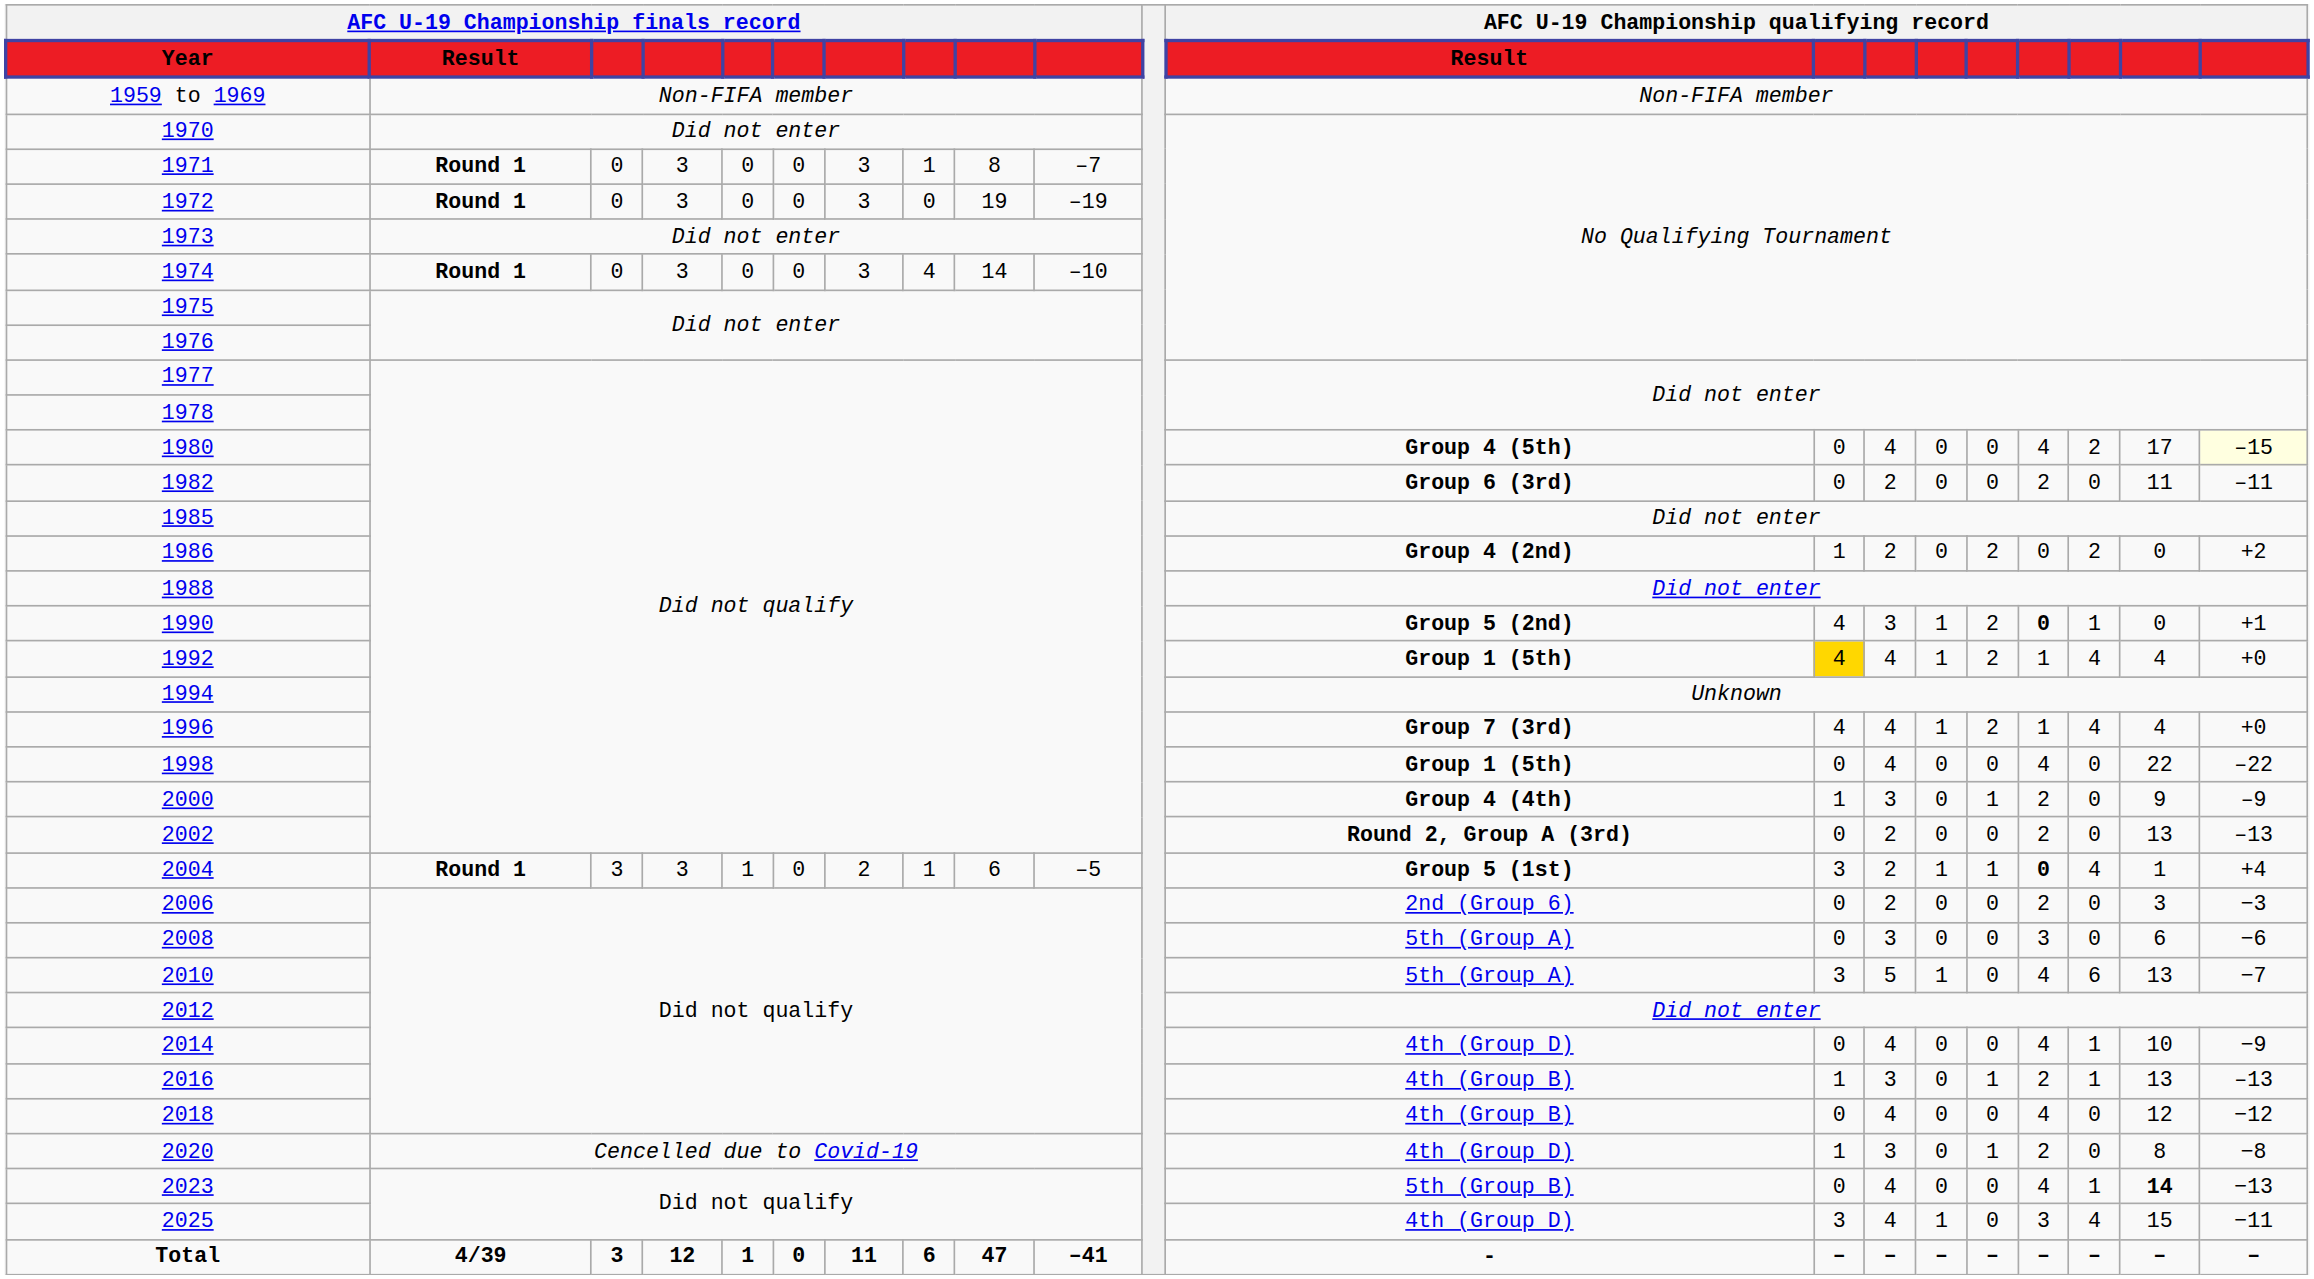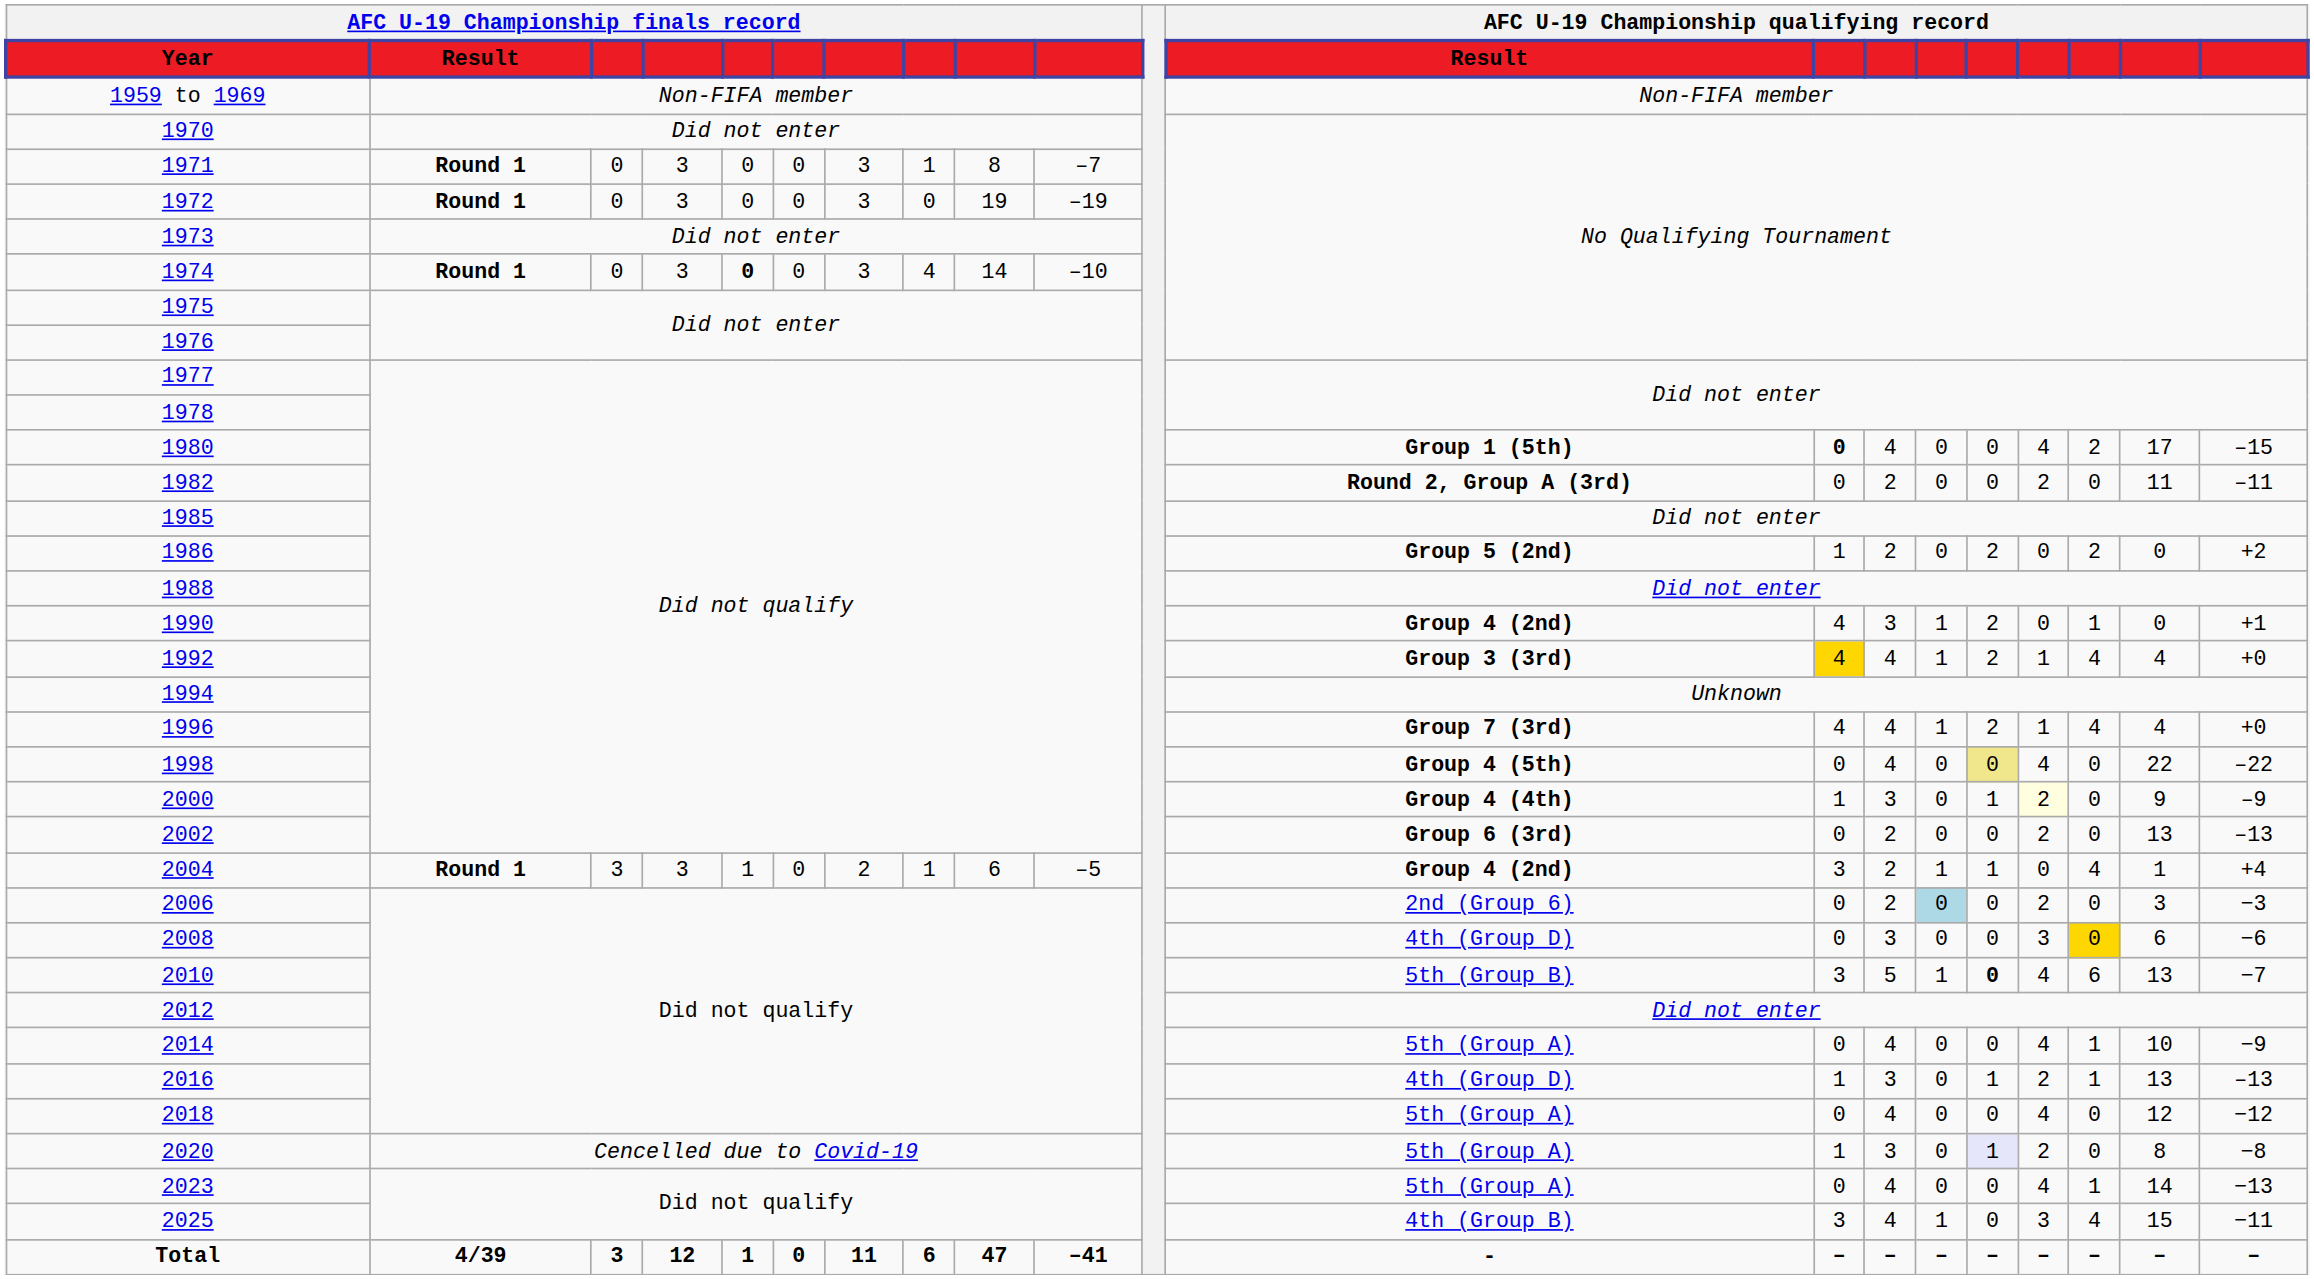(748, 272) normal -> (748, 272) bold
(1489, 448) Group 4 (5th) -> (1489, 448) Group 1 (5th)
(1839, 448) normal -> (1839, 448) bold
(2254, 448) lightyellow background -> (2254, 448) no background
(1489, 483) Group 6 (3rd) -> (1489, 483) Round 2, Group A (3rd)
(1489, 553) Group 4 (2nd) -> (1489, 553) Group 5 (2nd)
(1489, 624) Group 5 (2nd) -> (1489, 624) Group 4 (2nd)
(2043, 624) bold -> (2043, 624) normal
(1489, 659) Group 1 (5th) -> (1489, 659) Group 3 (3rd)
(1489, 764) Group 1 (5th) -> (1489, 764) Group 4 (5th)
(1992, 764) no background -> (1992, 764) khaki background
(2043, 800) no background -> (2043, 800) lightyellow background
(1489, 835) Round 2, Group A (3rd) -> (1489, 835) Group 6 (3rd)
(1489, 870) Group 5 (1st) -> (1489, 870) Group 4 (2nd)
(2043, 870) bold -> (2043, 870) normal
(1941, 905) no background -> (1941, 905) lightblue background
(1489, 940) 5th (Group A) -> (1489, 940) 4th (Group D)
(2095, 940) no background -> (2095, 940) gold background
(1489, 975) 5th (Group A) -> (1489, 975) 5th (Group B)
(1992, 975) normal -> (1992, 975) bold
(1489, 1046) 4th (Group D) -> (1489, 1046) 5th (Group A)
(1489, 1081) 4th (Group B) -> (1489, 1081) 4th (Group D)
(1489, 1116) 4th (Group B) -> (1489, 1116) 5th (Group A)
(1489, 1151) 4th (Group D) -> (1489, 1151) 5th (Group A)
(1992, 1151) no background -> (1992, 1151) lavender background
(1489, 1186) 5th (Group B) -> (1489, 1186) 5th (Group A)
(2160, 1186) bold -> (2160, 1186) normal
(1489, 1222) 4th (Group D) -> (1489, 1222) 4th (Group B)
